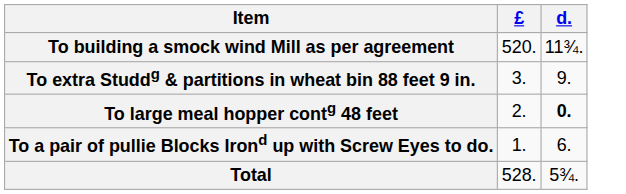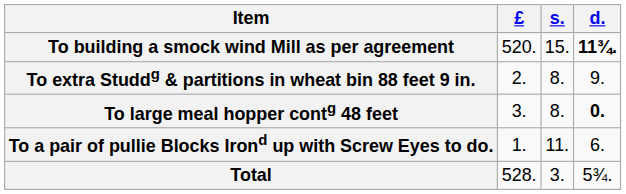+ column: (557, 18)
(564, 47) normal -> (597, 47) bold
(519, 77) 3. -> (519, 77) 2.
(519, 111) 2. -> (519, 111) 3.
